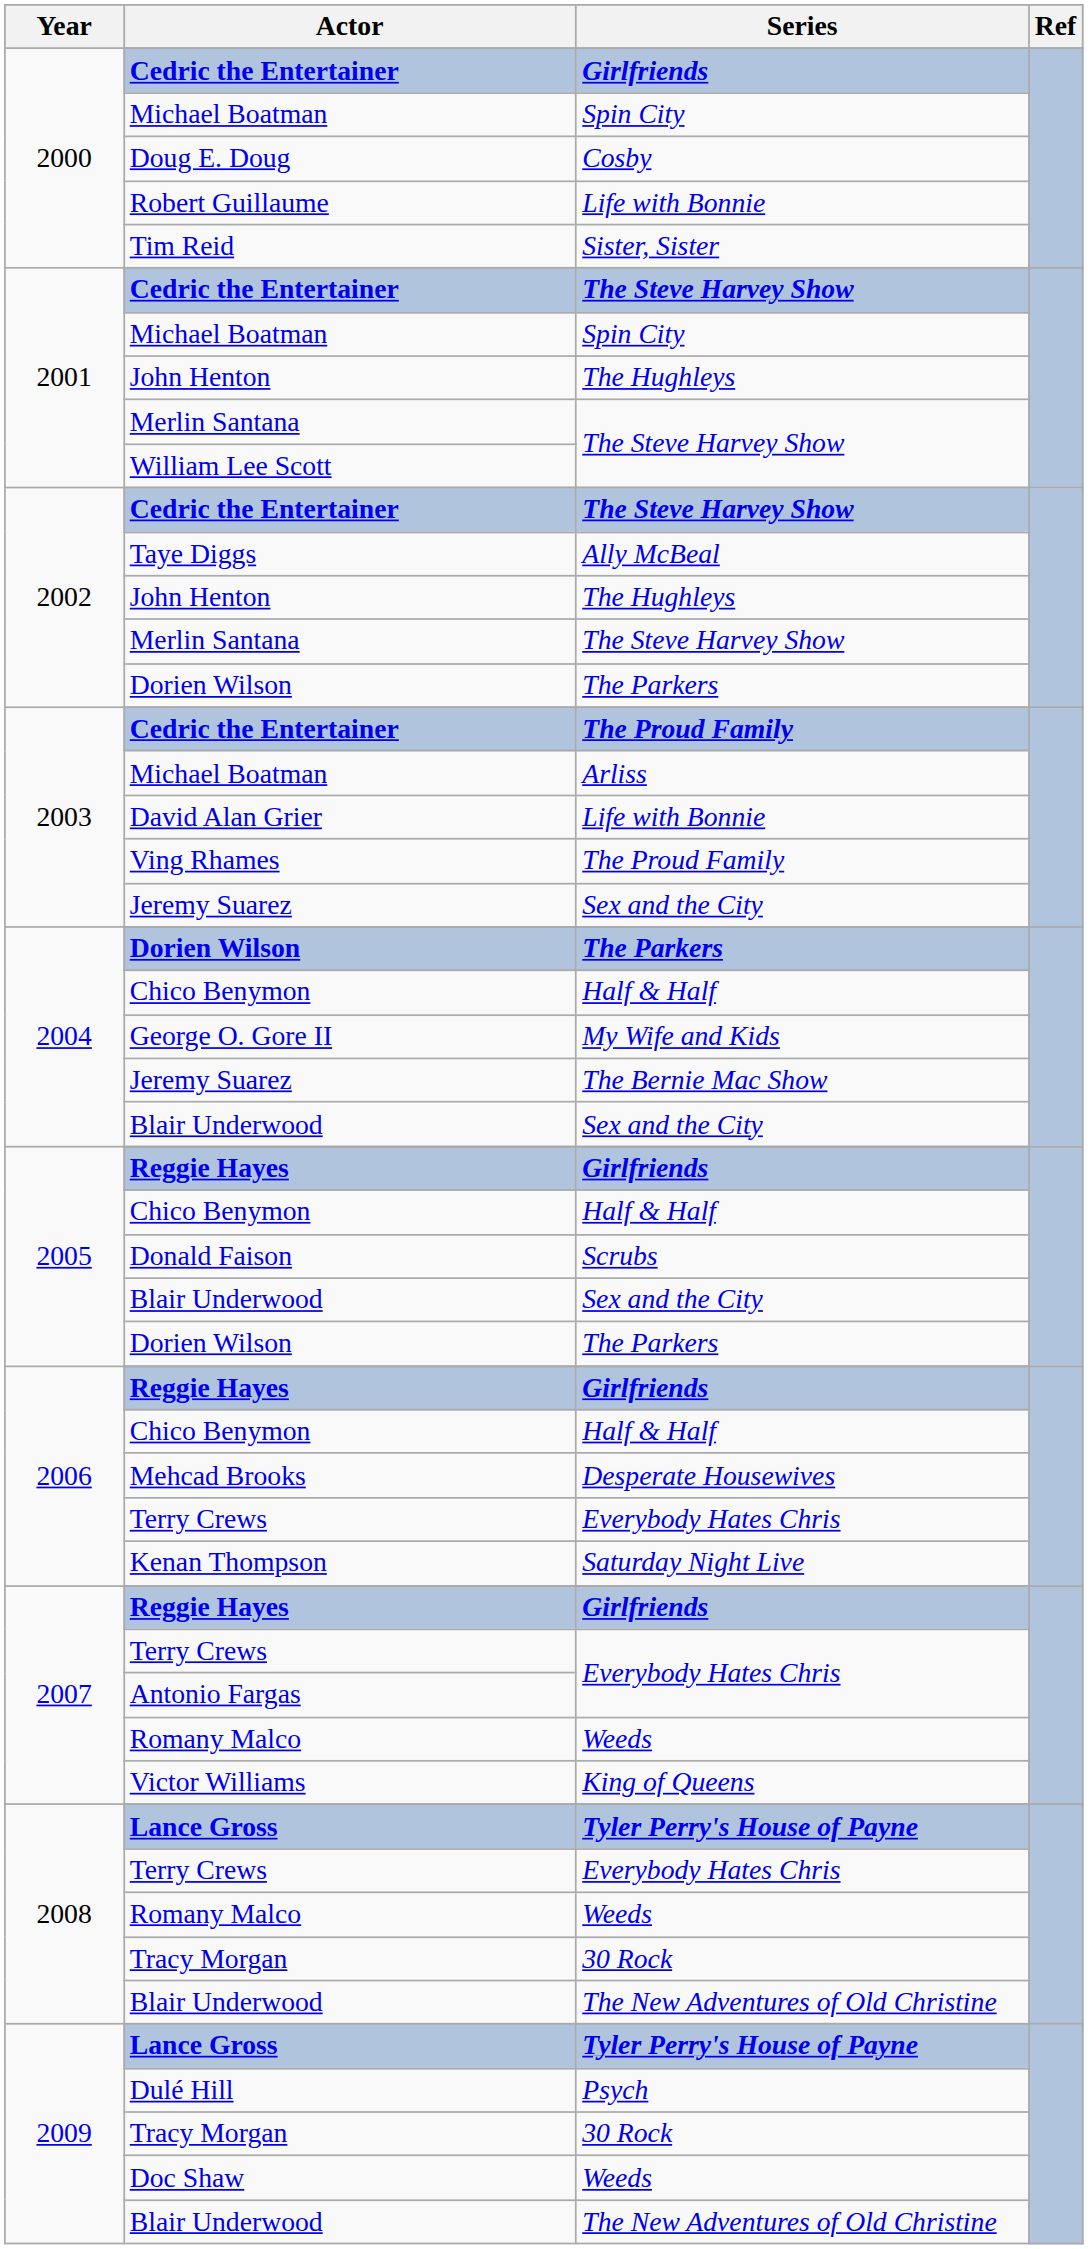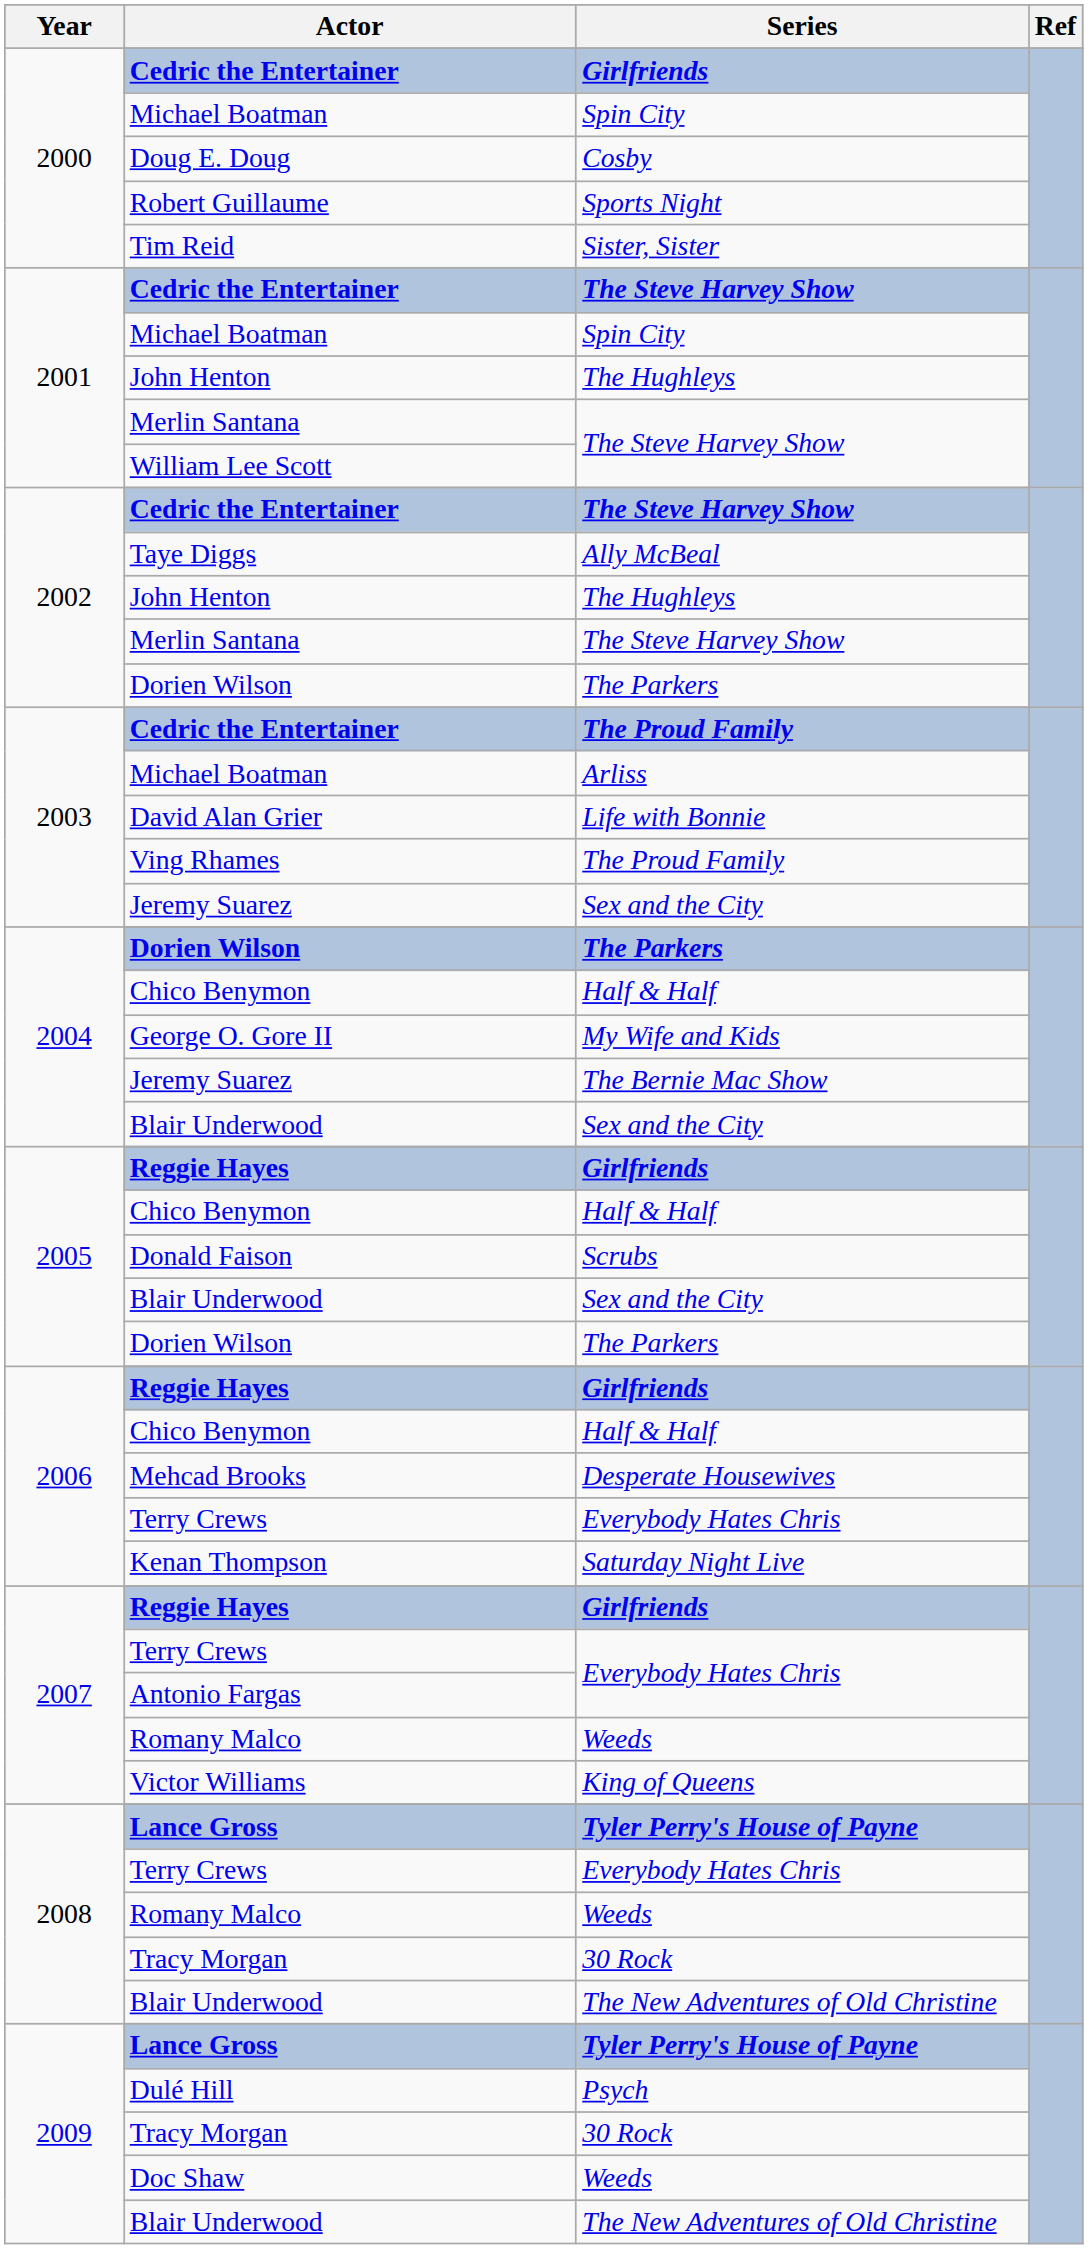(674, 202) Life with Bonnie -> (652, 202) Sports Night
